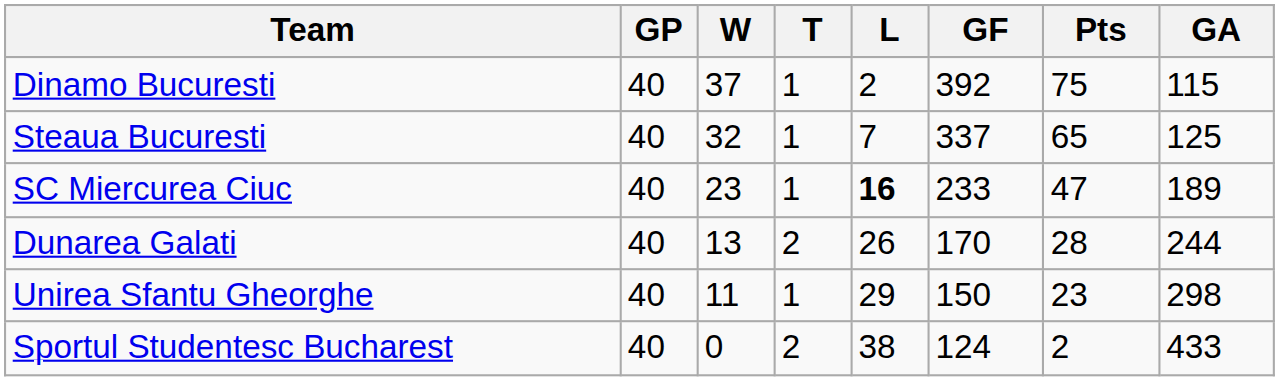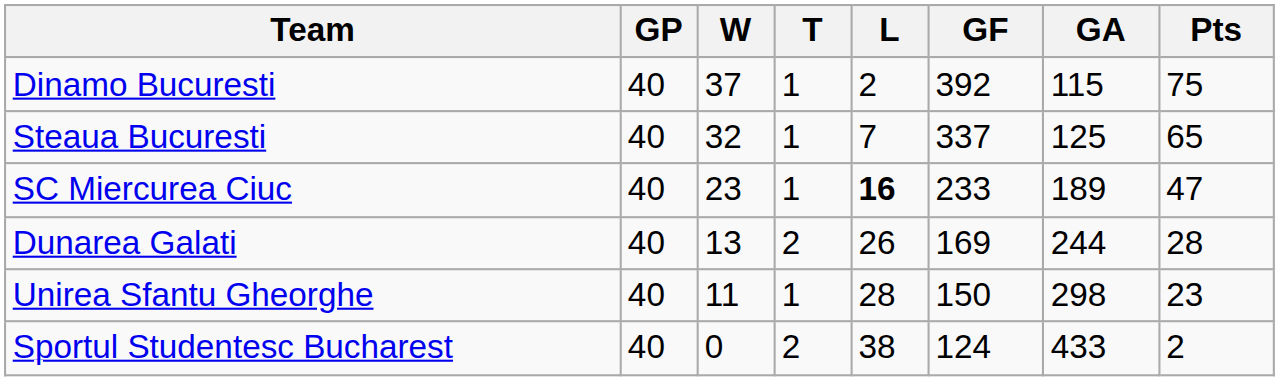columns swapped: (1216, 30) <-> (1101, 30)
(963, 242) 170 -> (963, 242) 169
(877, 294) 29 -> (877, 294) 28
